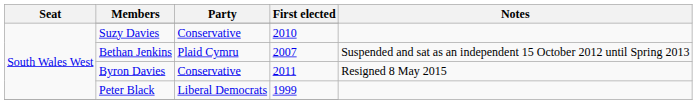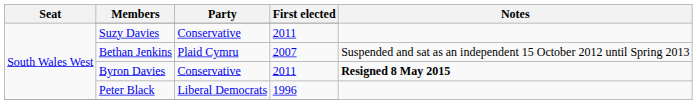(285, 33) 2010 -> (284, 33) 2011
(394, 71) normal -> (396, 71) bold
(285, 90) 1999 -> (285, 90) 1996
